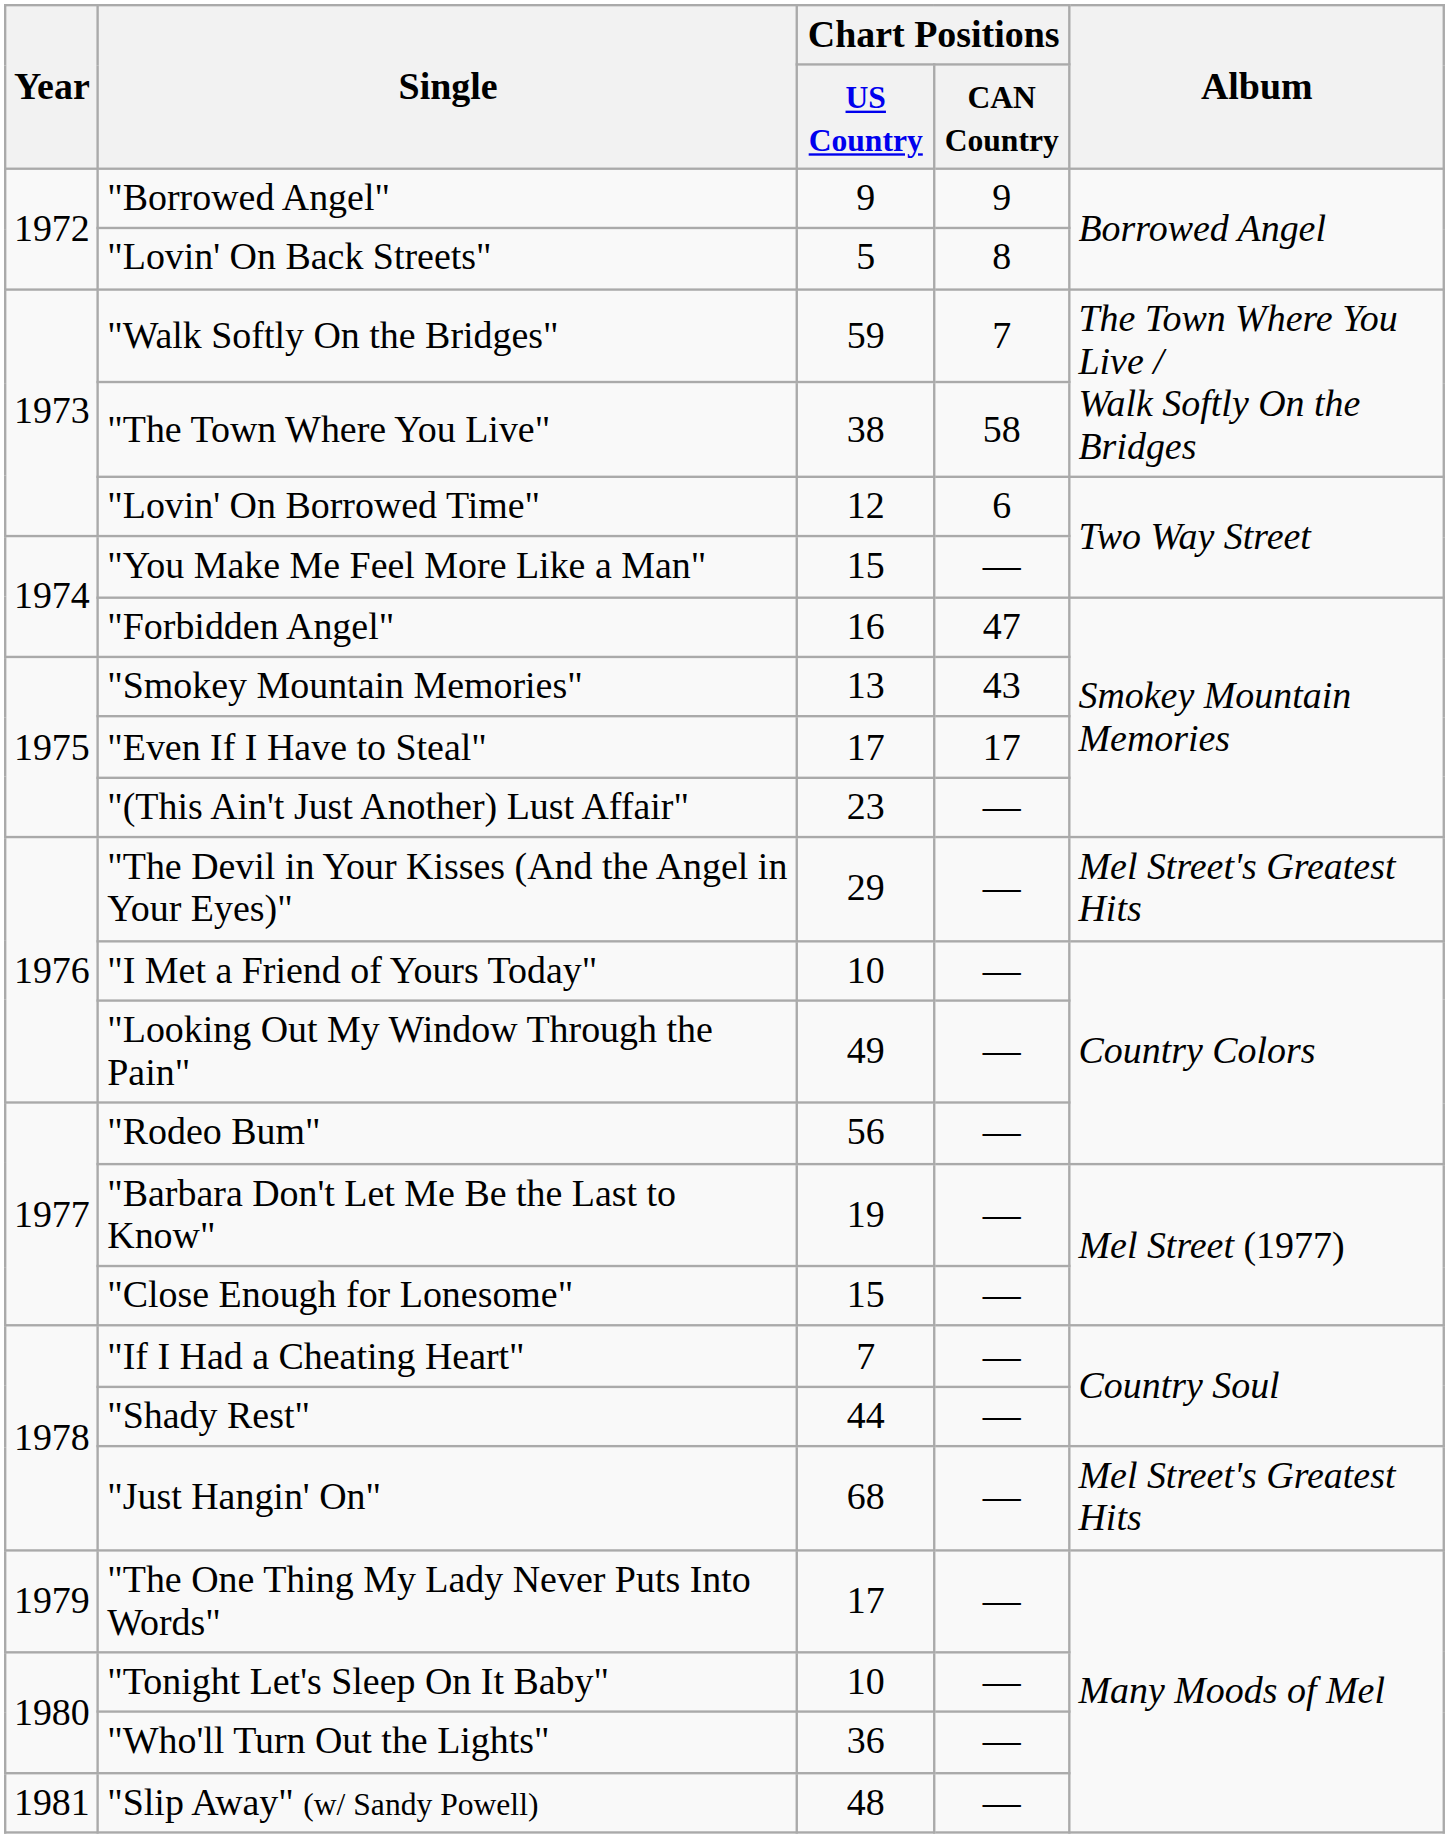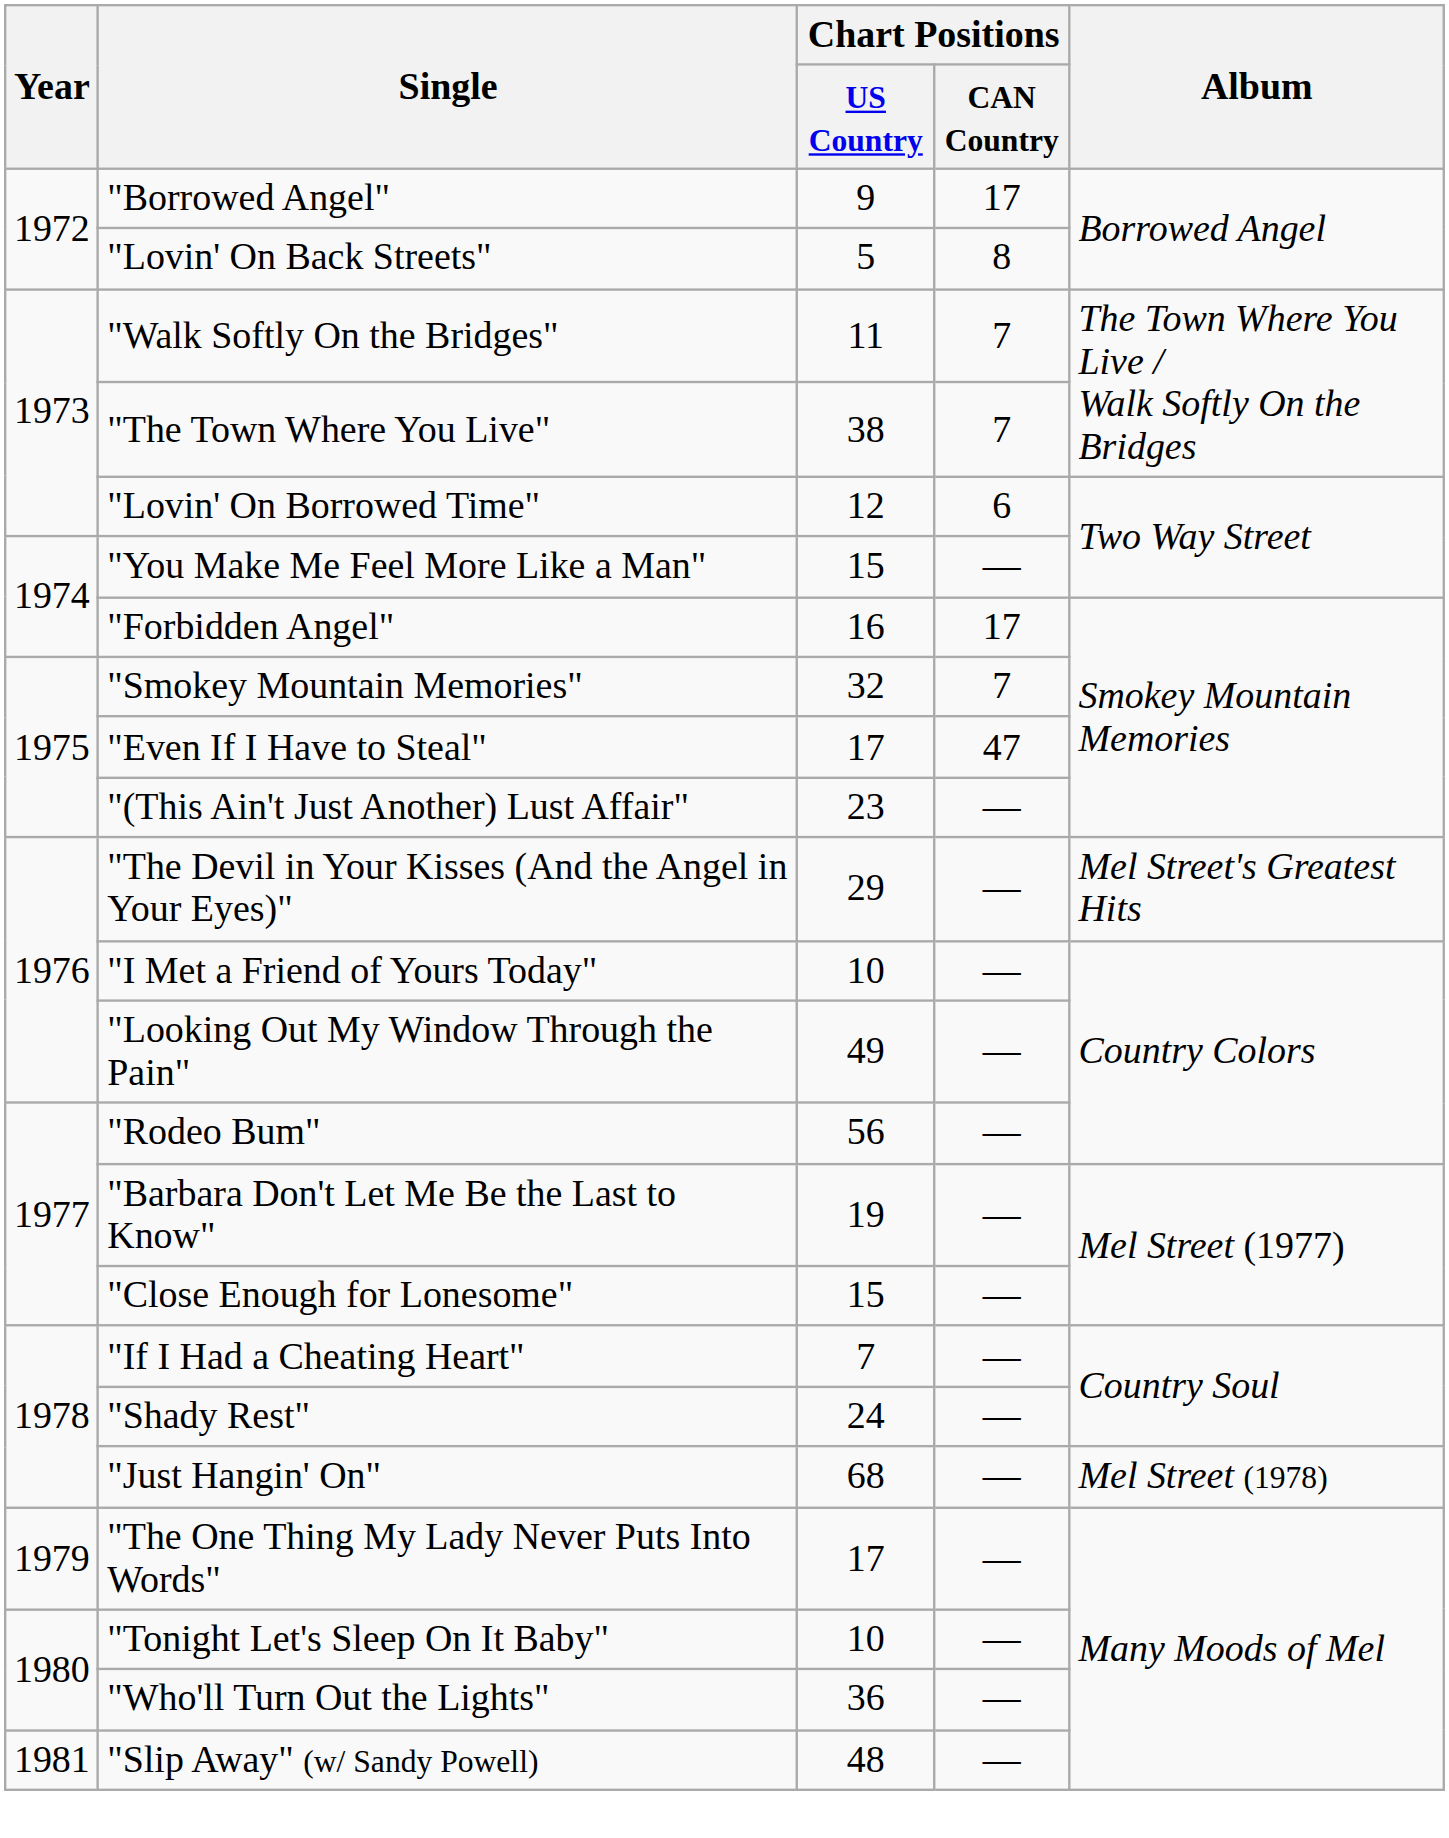(1002, 197) 9 -> (1002, 197) 17
(866, 334) 59 -> (866, 334) 11
(1002, 428) 58 -> (1002, 428) 7
(1002, 626) 47 -> (1002, 626) 17
(866, 686) 13 -> (866, 686) 32
(1002, 686) 43 -> (1002, 686) 7
(1002, 746) 17 -> (1002, 746) 47
(866, 1415) 44 -> (866, 1415) 24
(1237, 1497) Mel Street's Greatest Hits -> (1203, 1475) Mel Street (1978)
